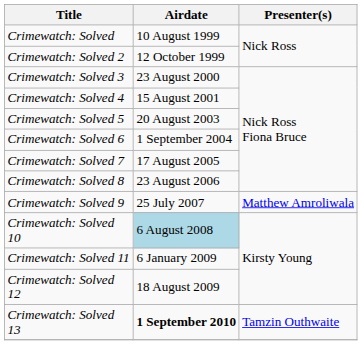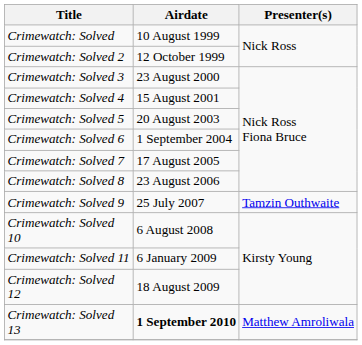(298, 202) Matthew Amroliwala -> (291, 202) Tamzin Outhwaite
(175, 230) lightblue background -> (175, 230) no background
(291, 322) Tamzin Outhwaite -> (298, 322) Matthew Amroliwala
